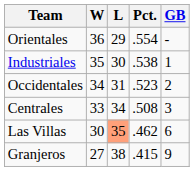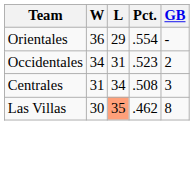- row: (42, 62)
(97, 108) 33 -> (97, 85) 31
(168, 131) 6 -> (168, 108) 8
- row: (37, 154)
